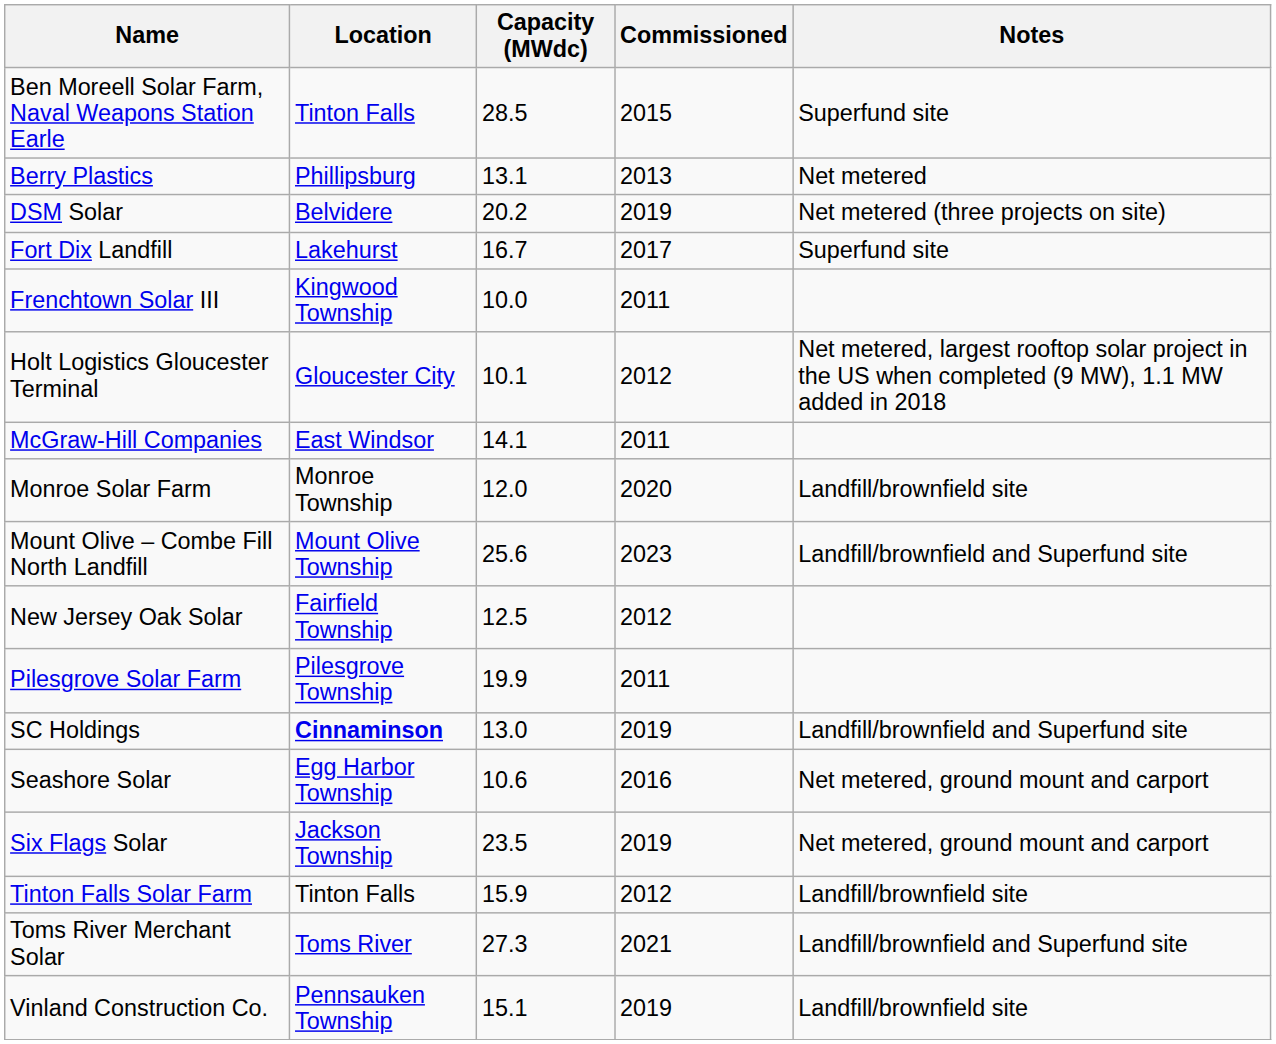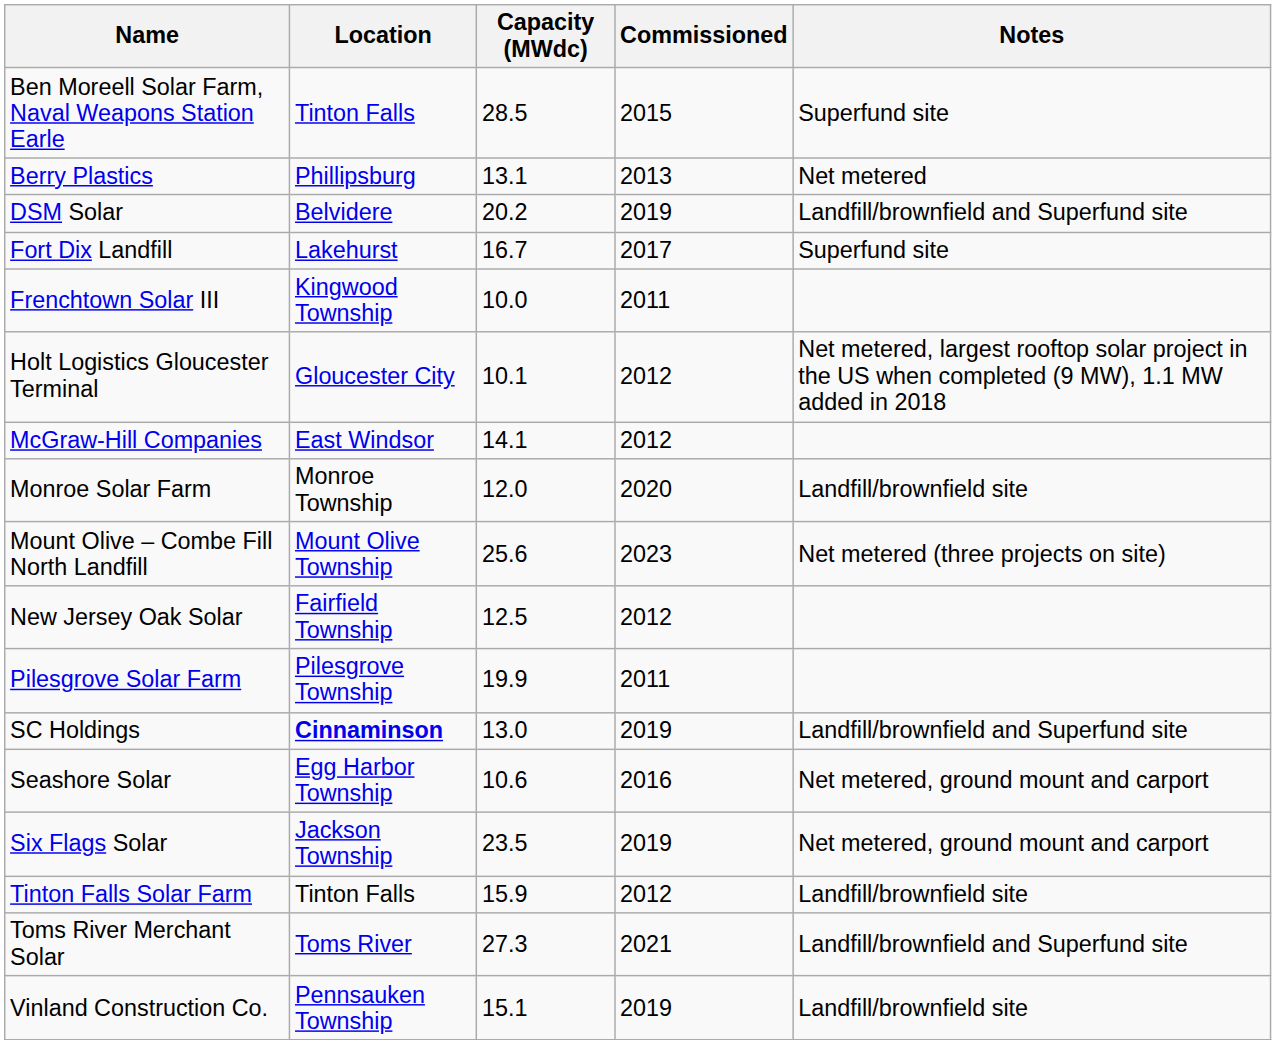(982, 213) Net metered (three projects on site) -> (993, 213) Landfill/brownfield and Superfund site
(645, 440) 2011 -> (646, 440) 2012
(993, 553) Landfill/brownfield and Superfund site -> (982, 553) Net metered (three projects on site)
